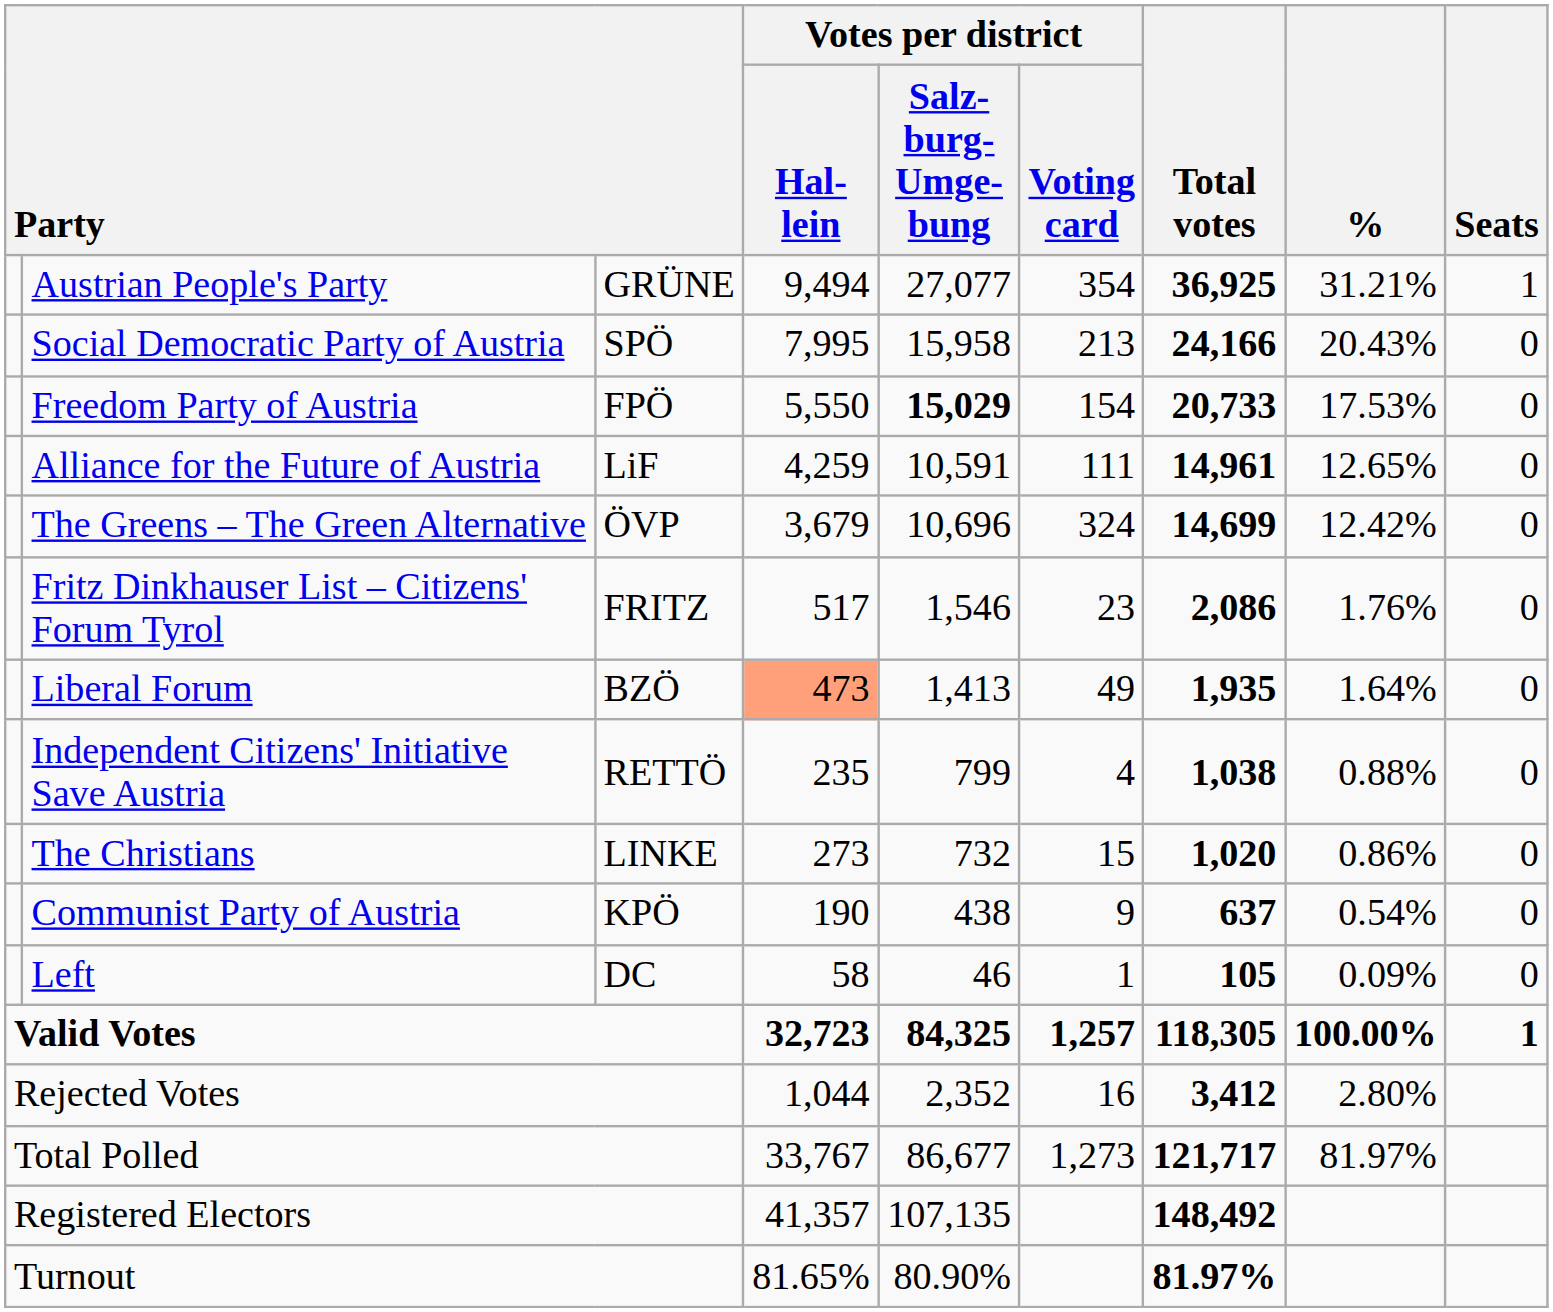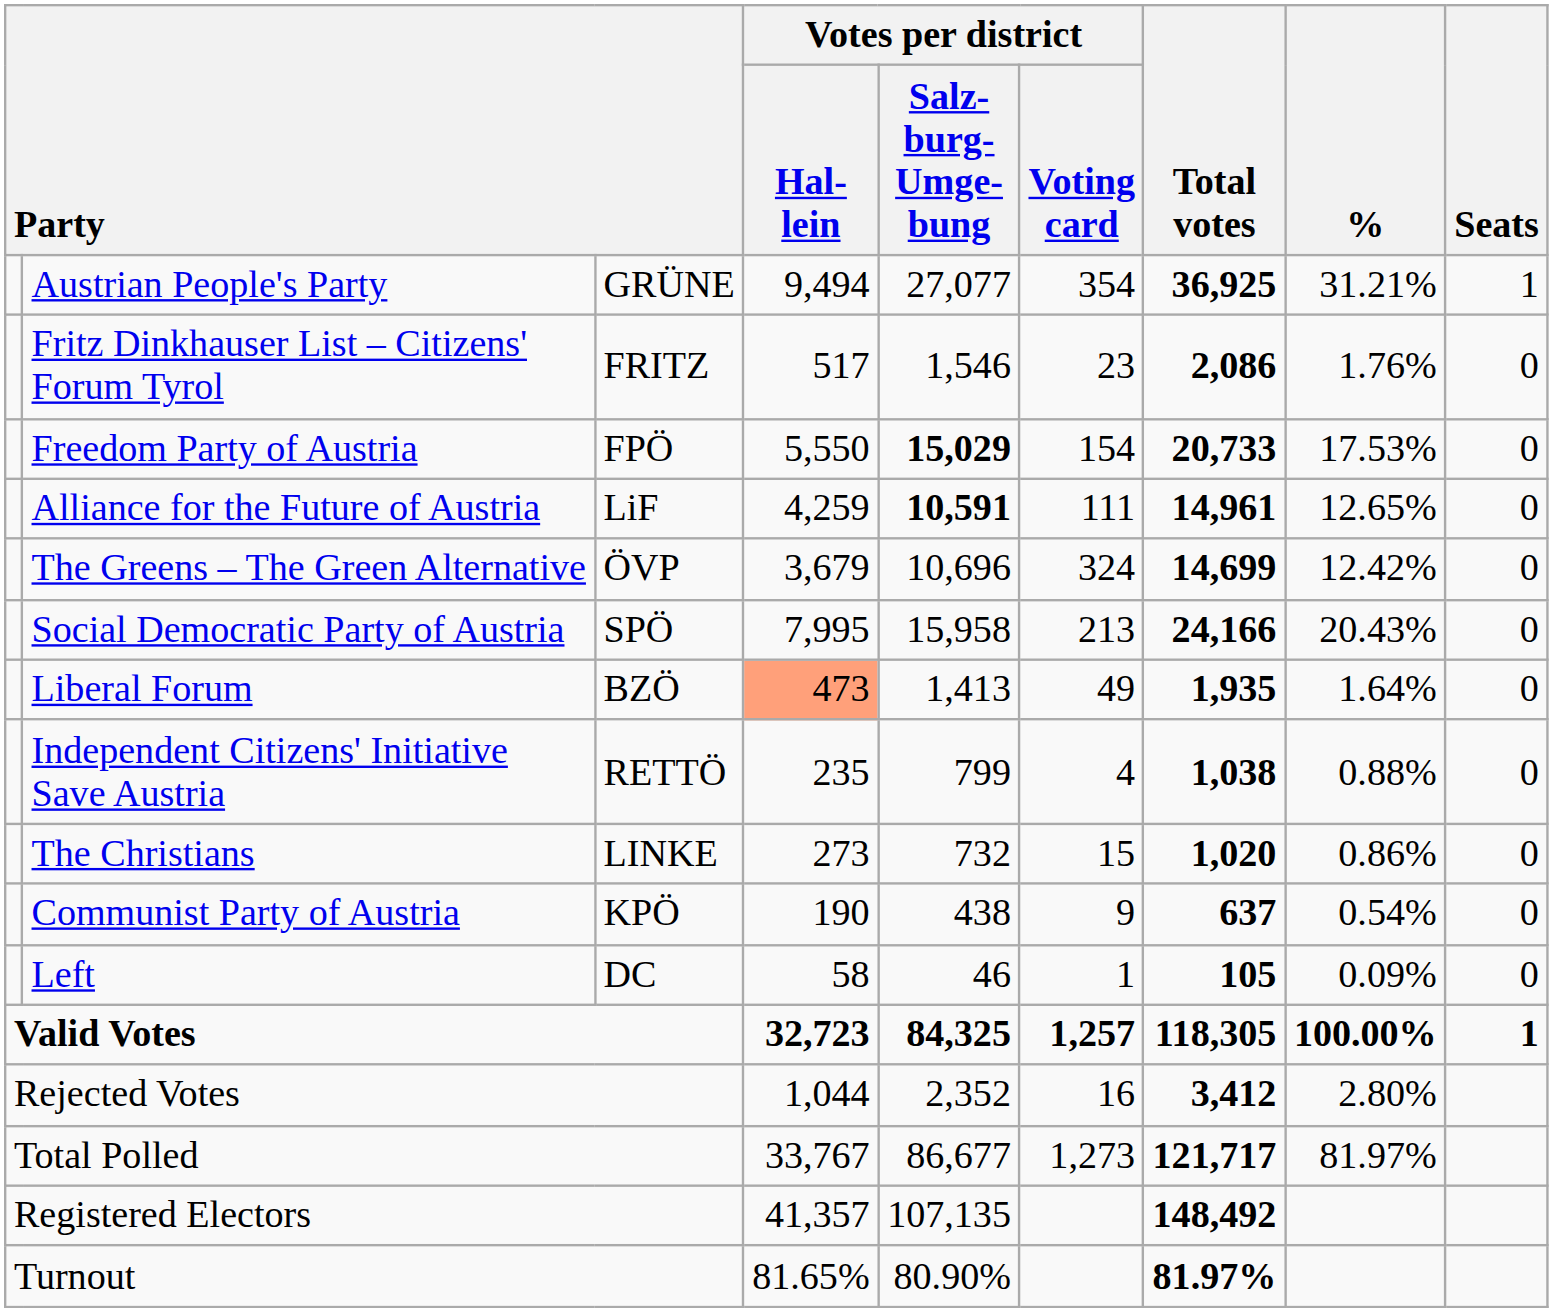rows swapped: (298, 344) <-> (279, 607)
(959, 465) normal -> (959, 508) bold
